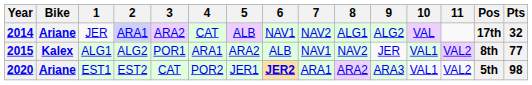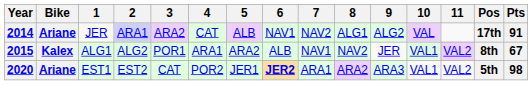(516, 32) 32 -> (516, 32) 91
(516, 51) 77 -> (516, 51) 67
